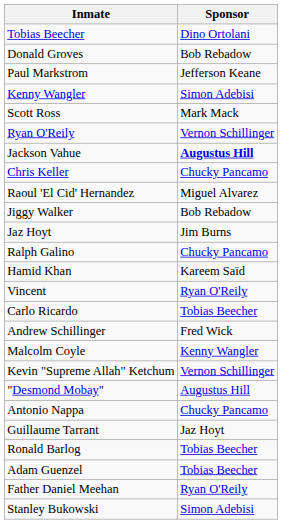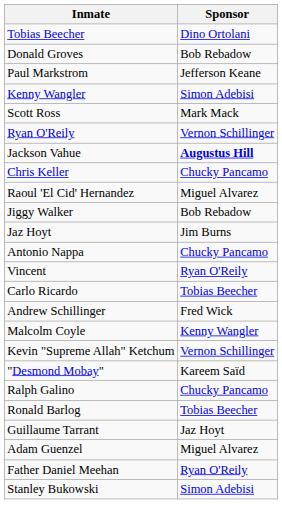rows swapped: (46, 410) <-> (41, 251)
- row: (39, 271)
(215, 390) Augustus Hill -> (213, 370) Kareem Saïd
rows swapped: (53, 430) <-> (44, 449)
(219, 469) Tobias Beecher -> (219, 449) Miguel Alvarez
